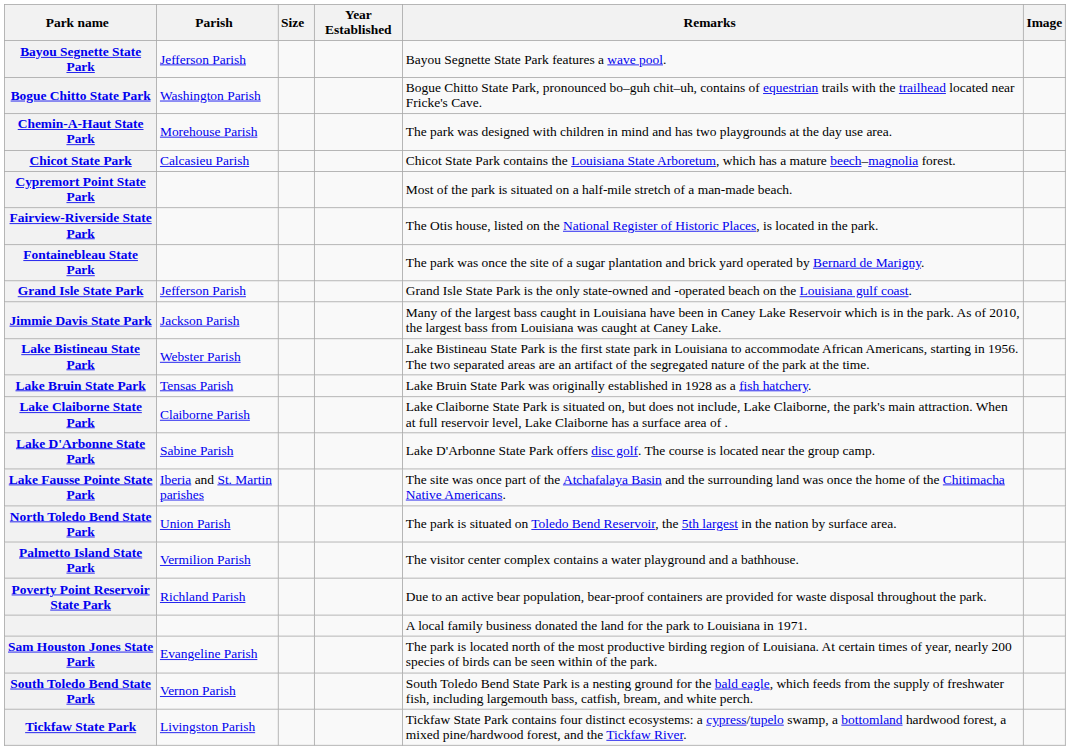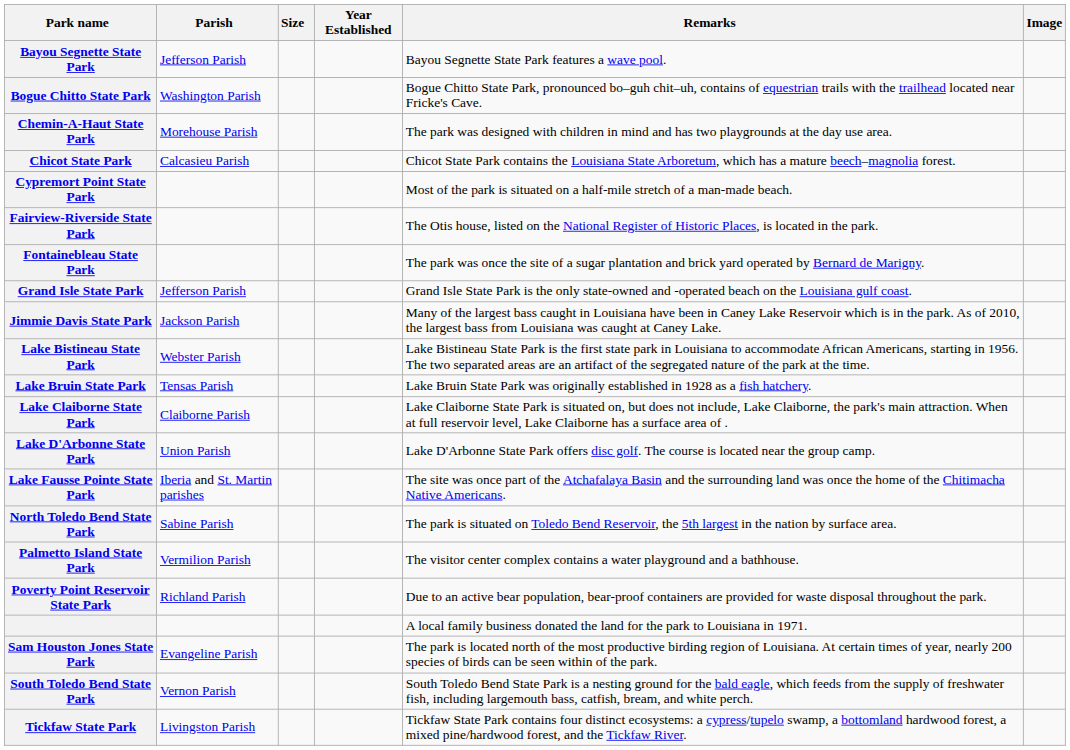(197, 451) Sabine Parish -> (195, 451) Union Parish
(195, 523) Union Parish -> (197, 523) Sabine Parish
